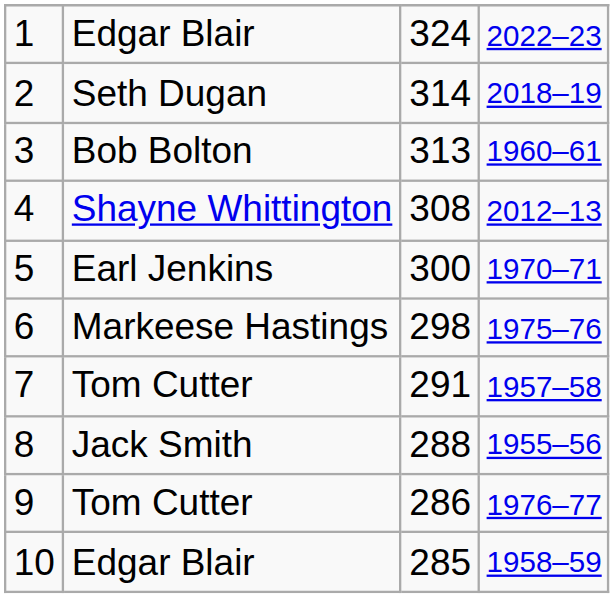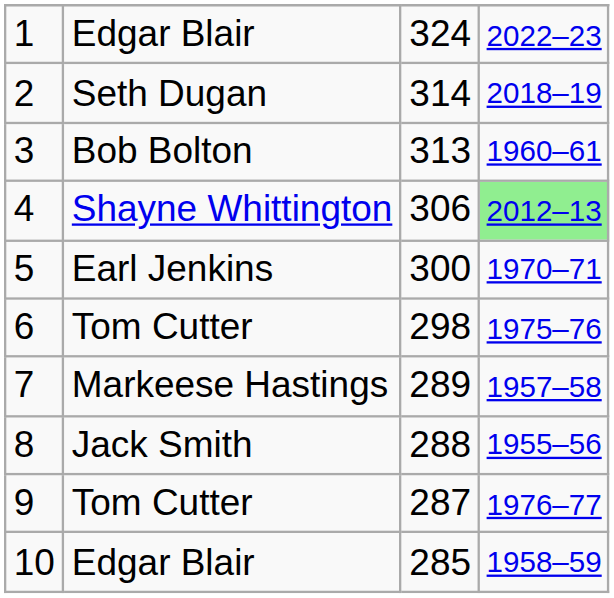(440, 209) 308 -> (440, 209) 306
(544, 210) no background -> (544, 210) lightgreen background
(230, 326) Markeese Hastings -> (162, 326) Tom Cutter
(162, 385) Tom Cutter -> (230, 385) Markeese Hastings
(440, 385) 291 -> (440, 385) 289
(440, 502) 286 -> (440, 502) 287
